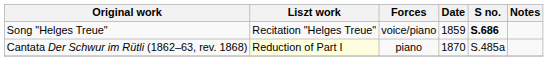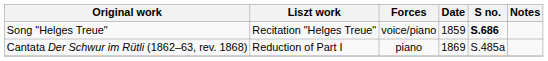(297, 47) lightyellow background -> (297, 47) no background
(453, 47) 1870 -> (453, 47) 1869
